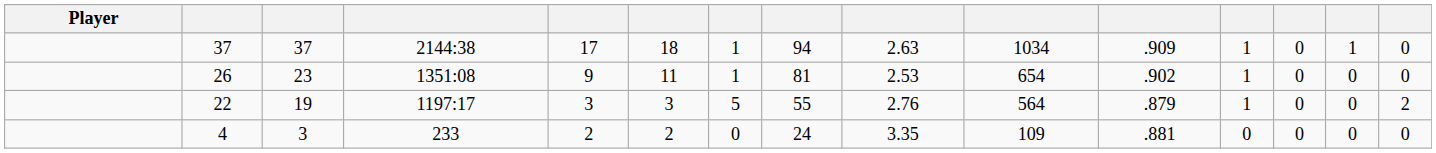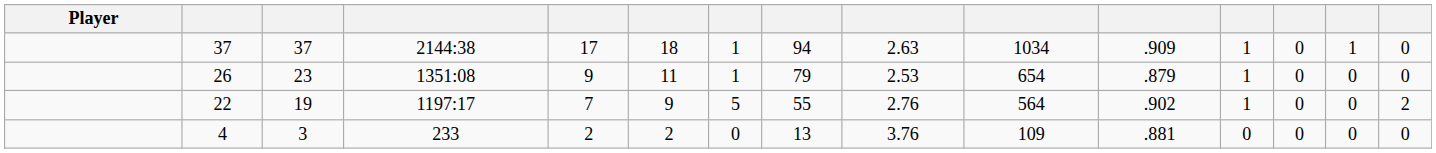(802, 76) 81 -> (802, 76) 79
(1160, 76) .902 -> (1160, 76) .879
(589, 104) 3 -> (589, 104) 7
(669, 104) 3 -> (669, 104) 9
(1160, 104) .879 -> (1160, 104) .902
(802, 133) 24 -> (802, 133) 13
(903, 133) 3.35 -> (903, 133) 3.76
